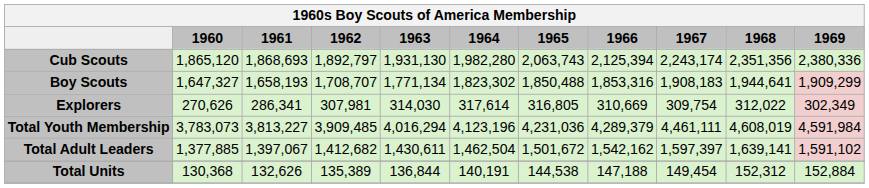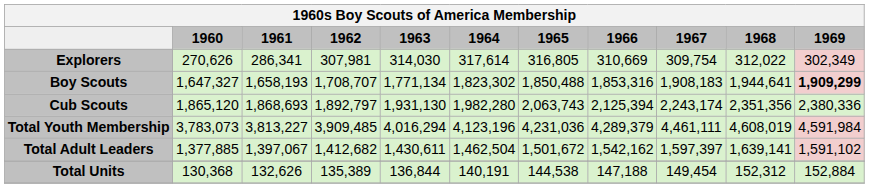rows swapped: (89, 60) <-> (89, 104)
(830, 82) normal -> (830, 82) bold
